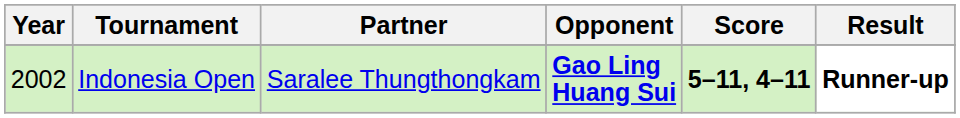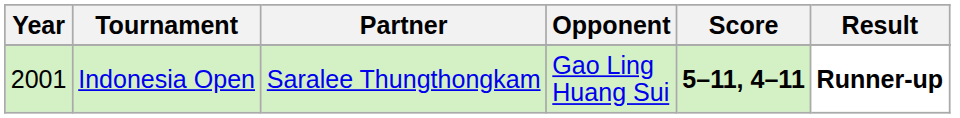(39, 79) 2002 -> (39, 79) 2001
(614, 79) bold -> (611, 79) normal
